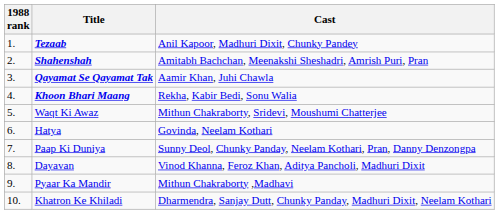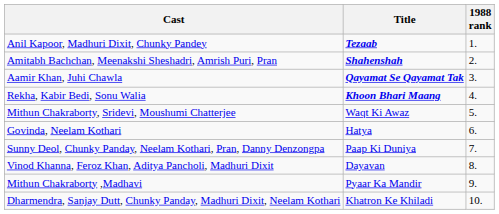columns swapped: (18, 19) <-> (325, 19)
